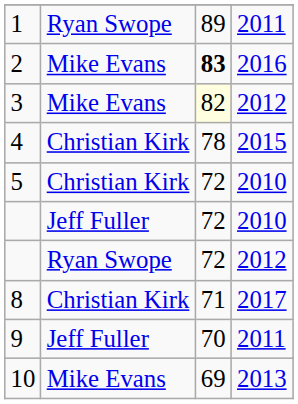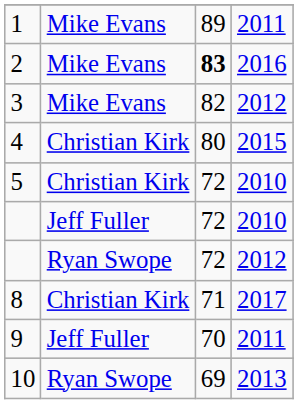(109, 24) Ryan Swope -> (106, 24) Mike Evans
(213, 102) lightyellow background -> (213, 102) no background
(213, 142) 78 -> (213, 142) 80
(106, 378) Mike Evans -> (109, 378) Ryan Swope
